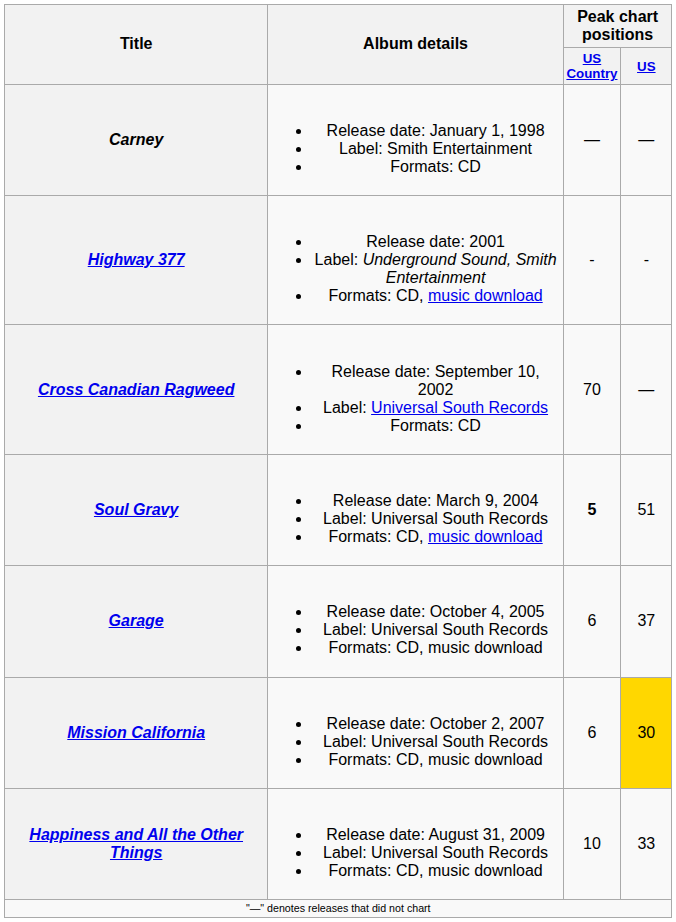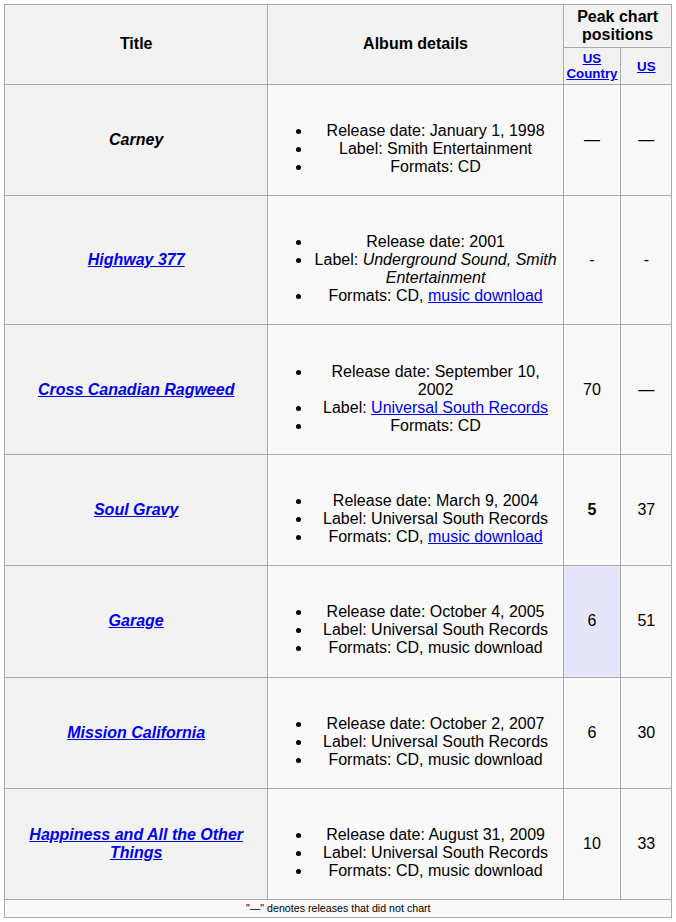(646, 510) 51 -> (646, 510) 37
(592, 621) no background -> (592, 621) lavender background
(646, 621) 37 -> (646, 621) 51
(646, 732) gold background -> (646, 732) no background
